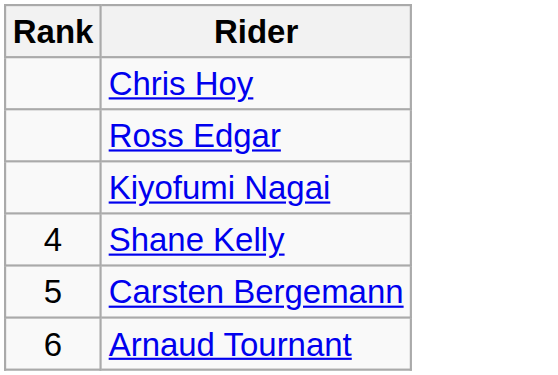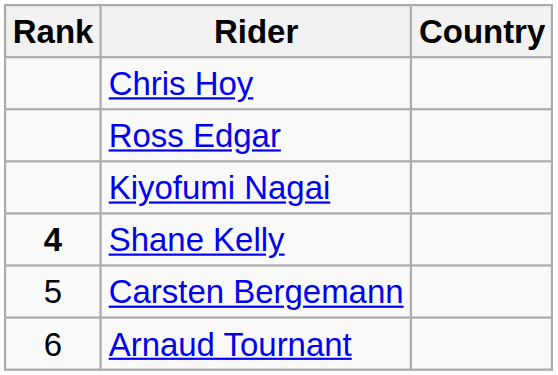+ column: (482, 31)
(53, 240) normal -> (53, 240) bold
